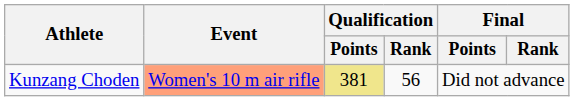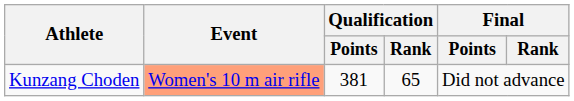(354, 80) khaki background -> (354, 80) no background
(411, 80) 56 -> (411, 80) 65
